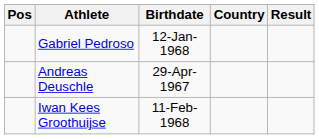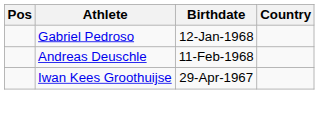- column: (291, 15)
(175, 79) 29-Apr-1967 -> (216, 57) 11-Feb-1968
(175, 115) 11-Feb-1968 -> (216, 78) 29-Apr-1967
